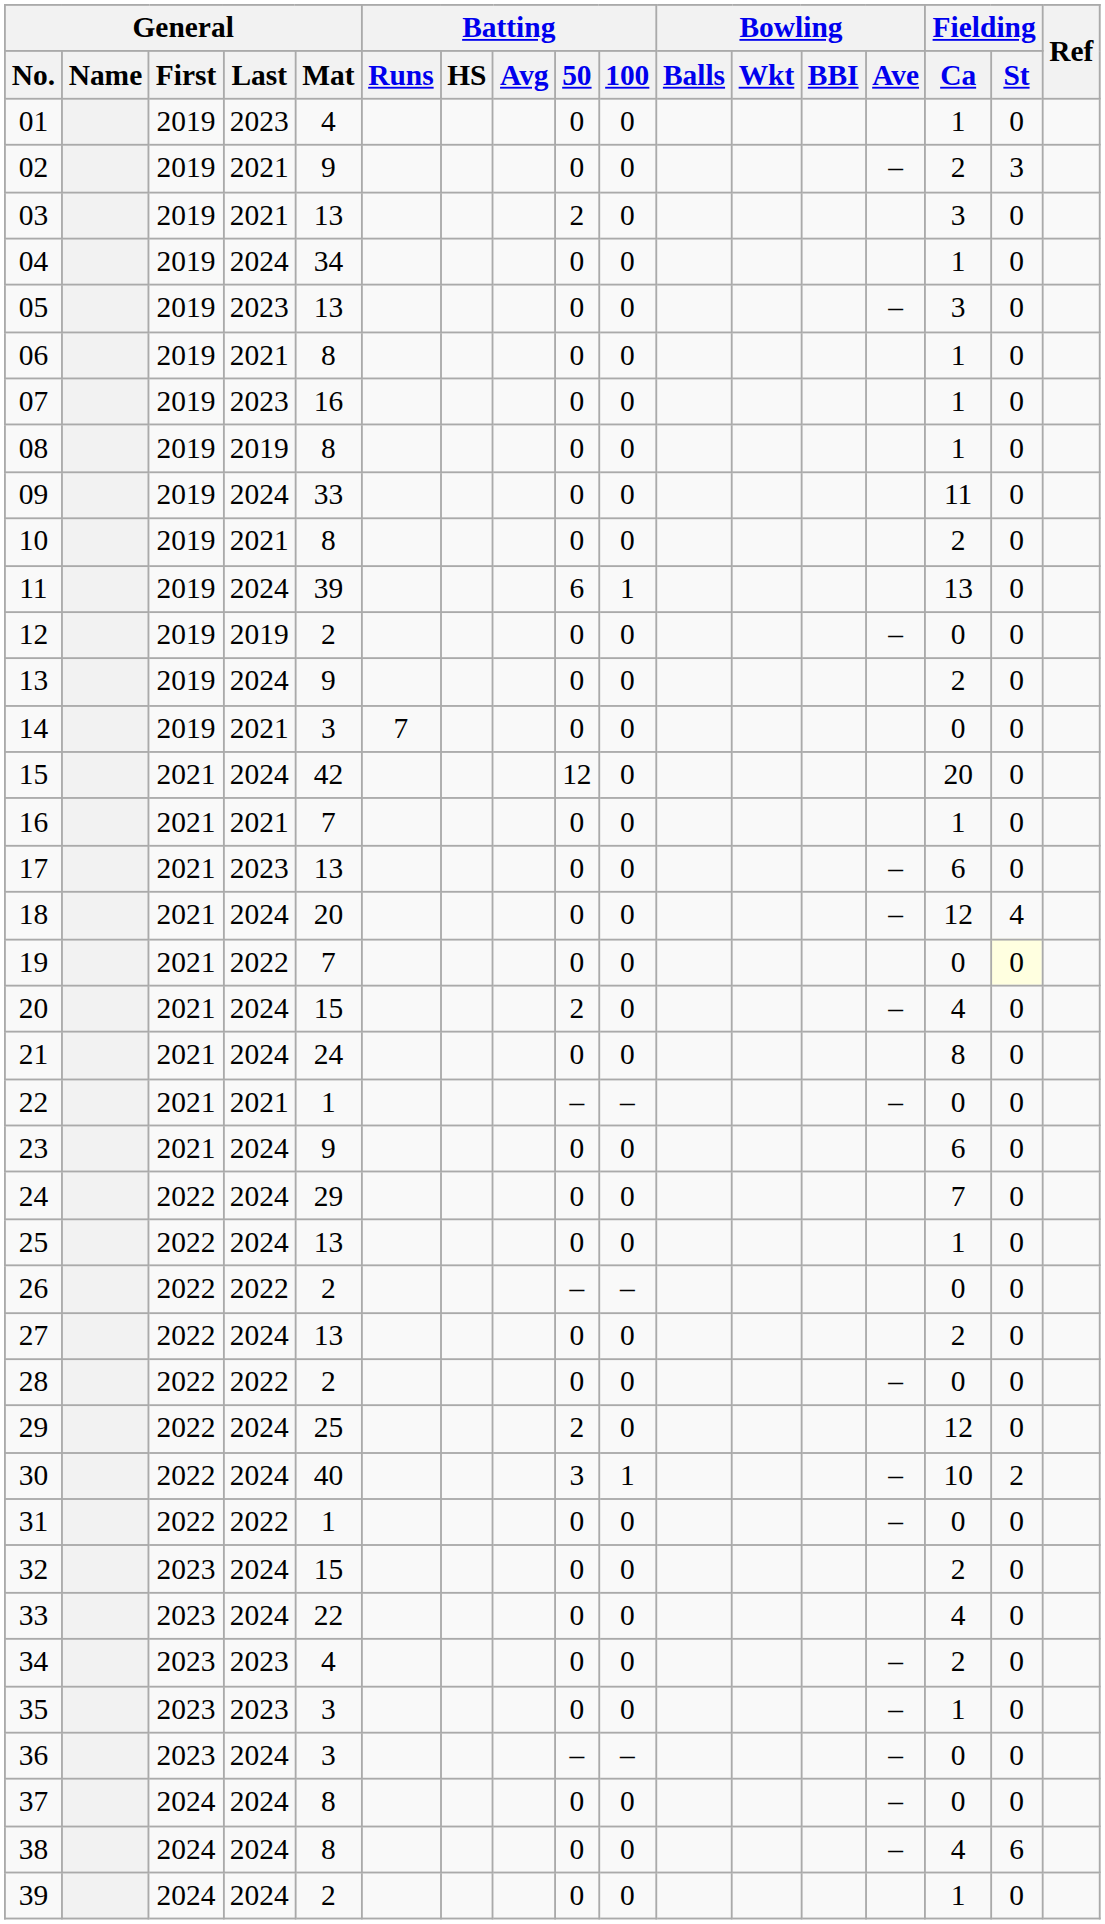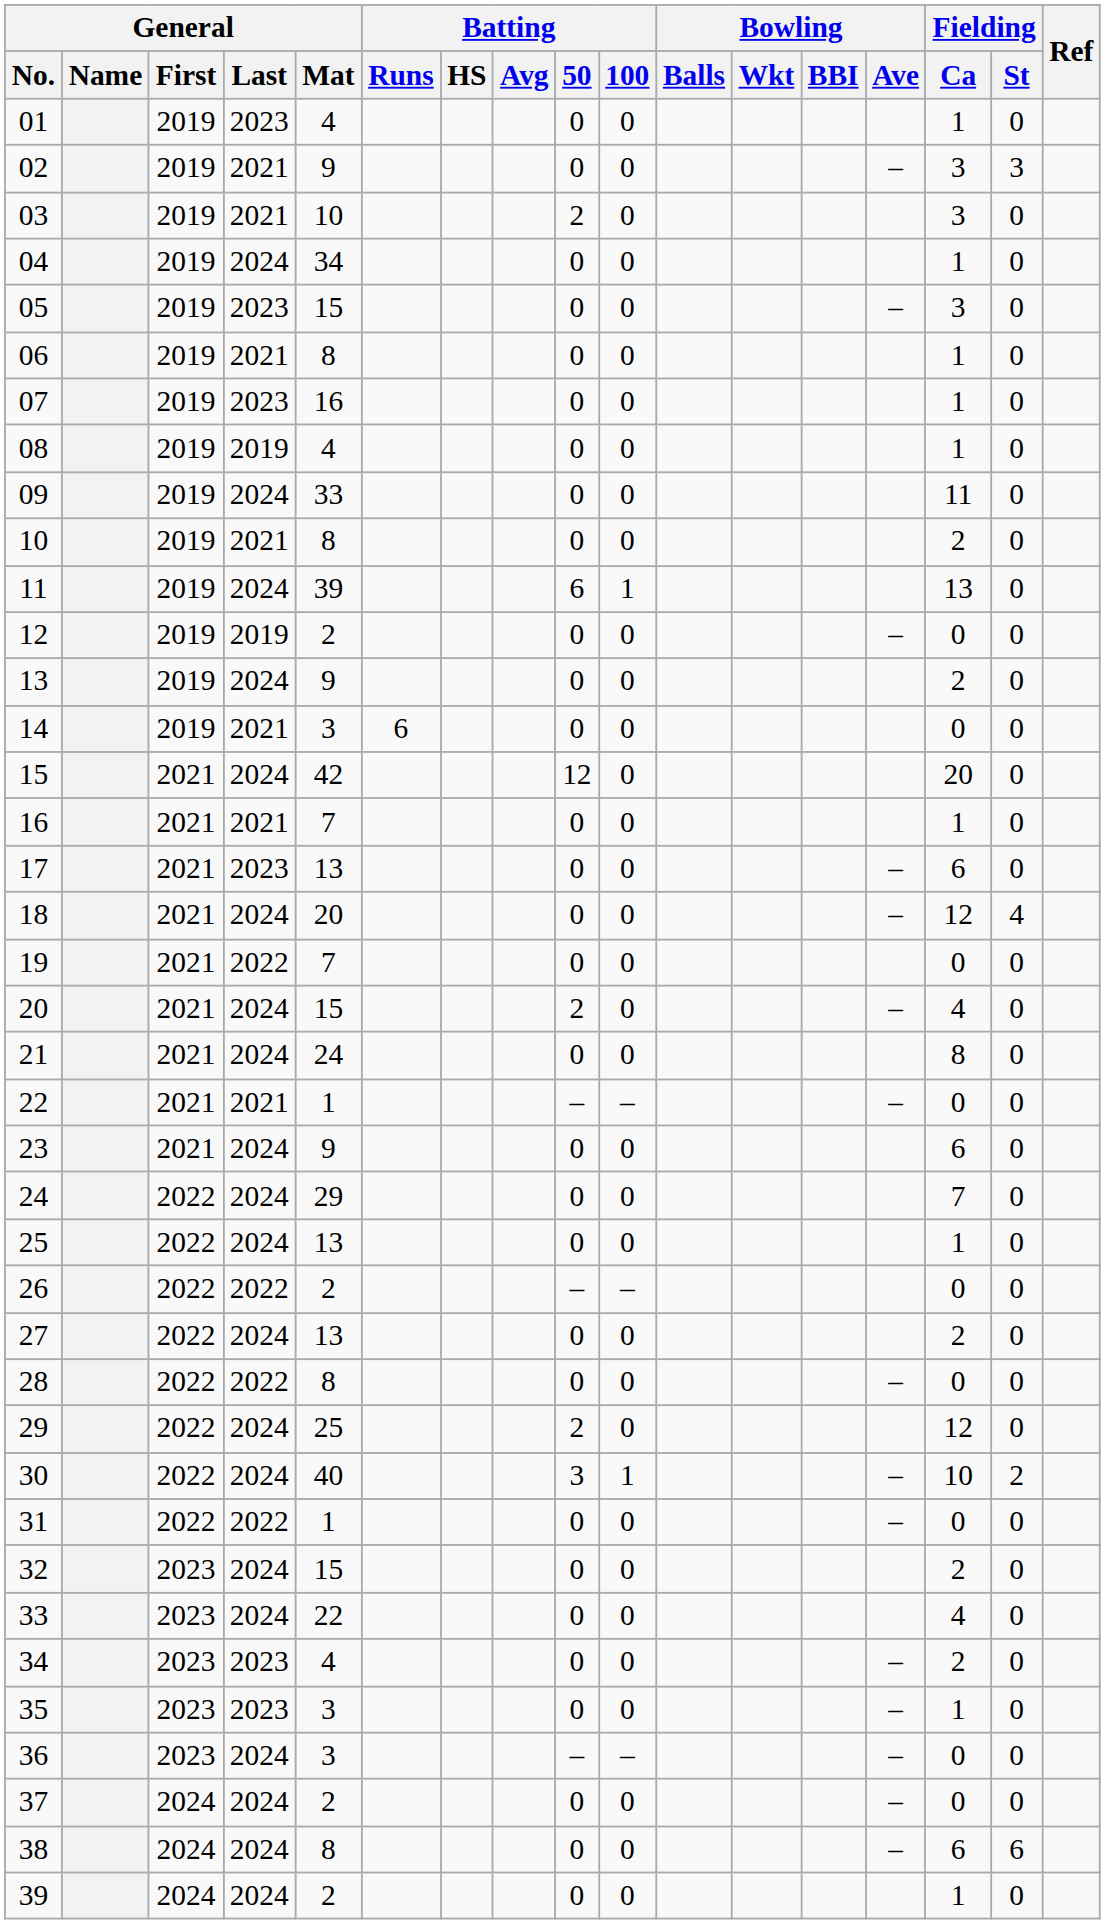(958, 167) 2 -> (958, 167) 3
(328, 214) 13 -> (328, 214) 10
(328, 307) 13 -> (328, 307) 15
(328, 448) 8 -> (328, 448) 4
(401, 728) 7 -> (401, 728) 6
(1016, 961) lightyellow background -> (1016, 961) no background
(328, 1381) 2 -> (328, 1381) 8
(328, 1802) 8 -> (328, 1802) 2
(958, 1848) 4 -> (958, 1848) 6
